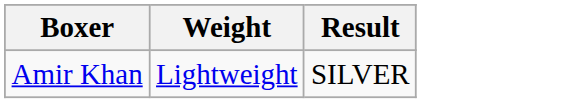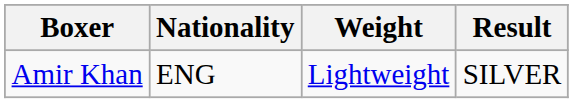+ column: (225, 27)
